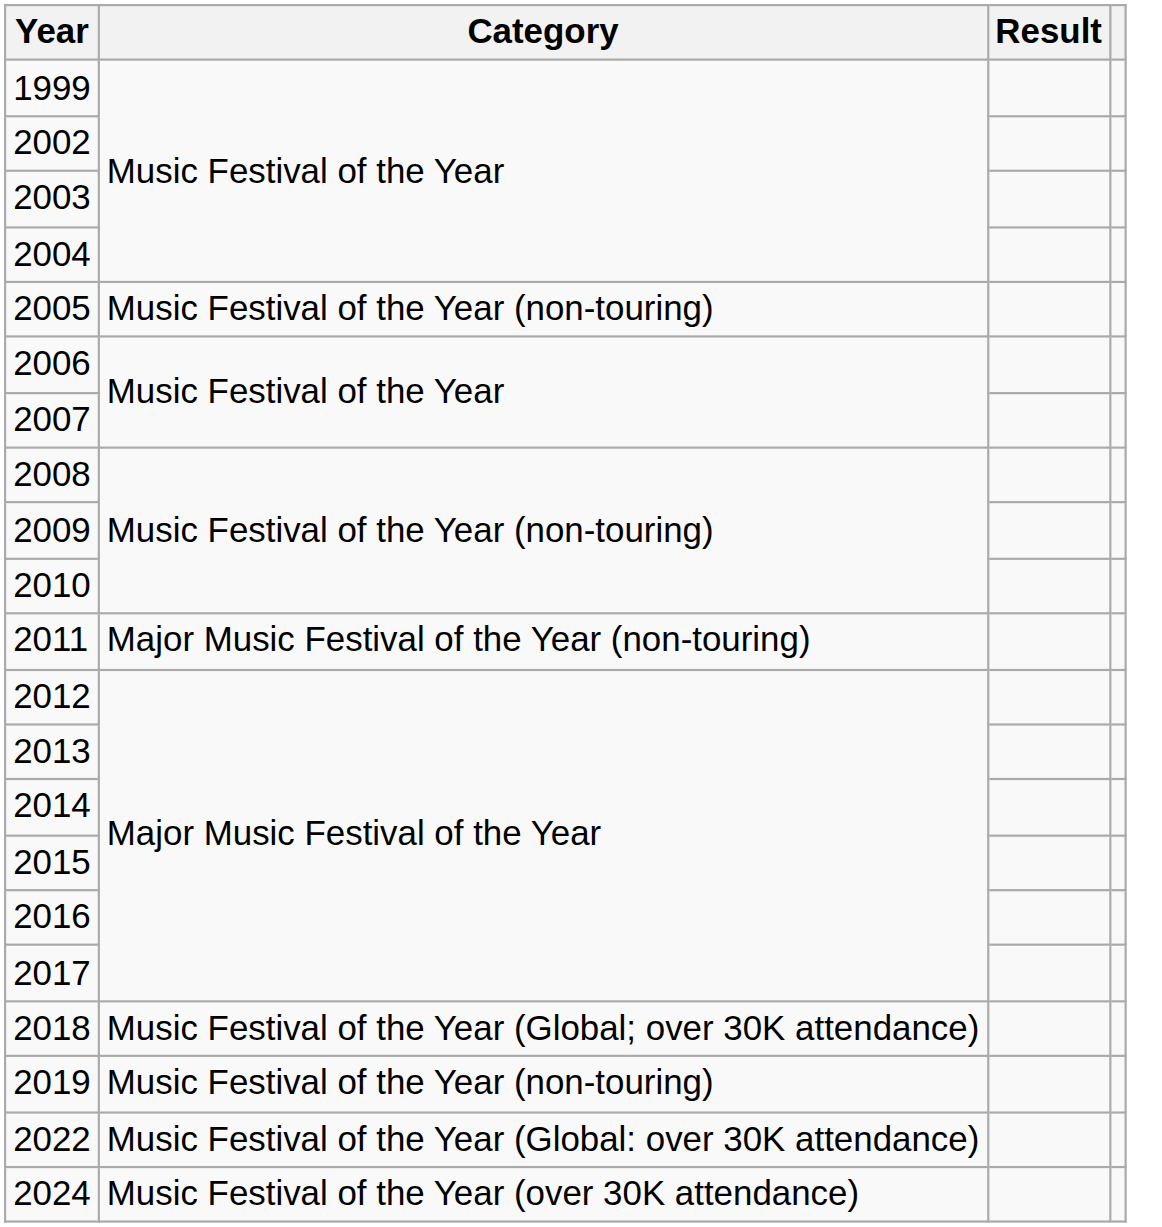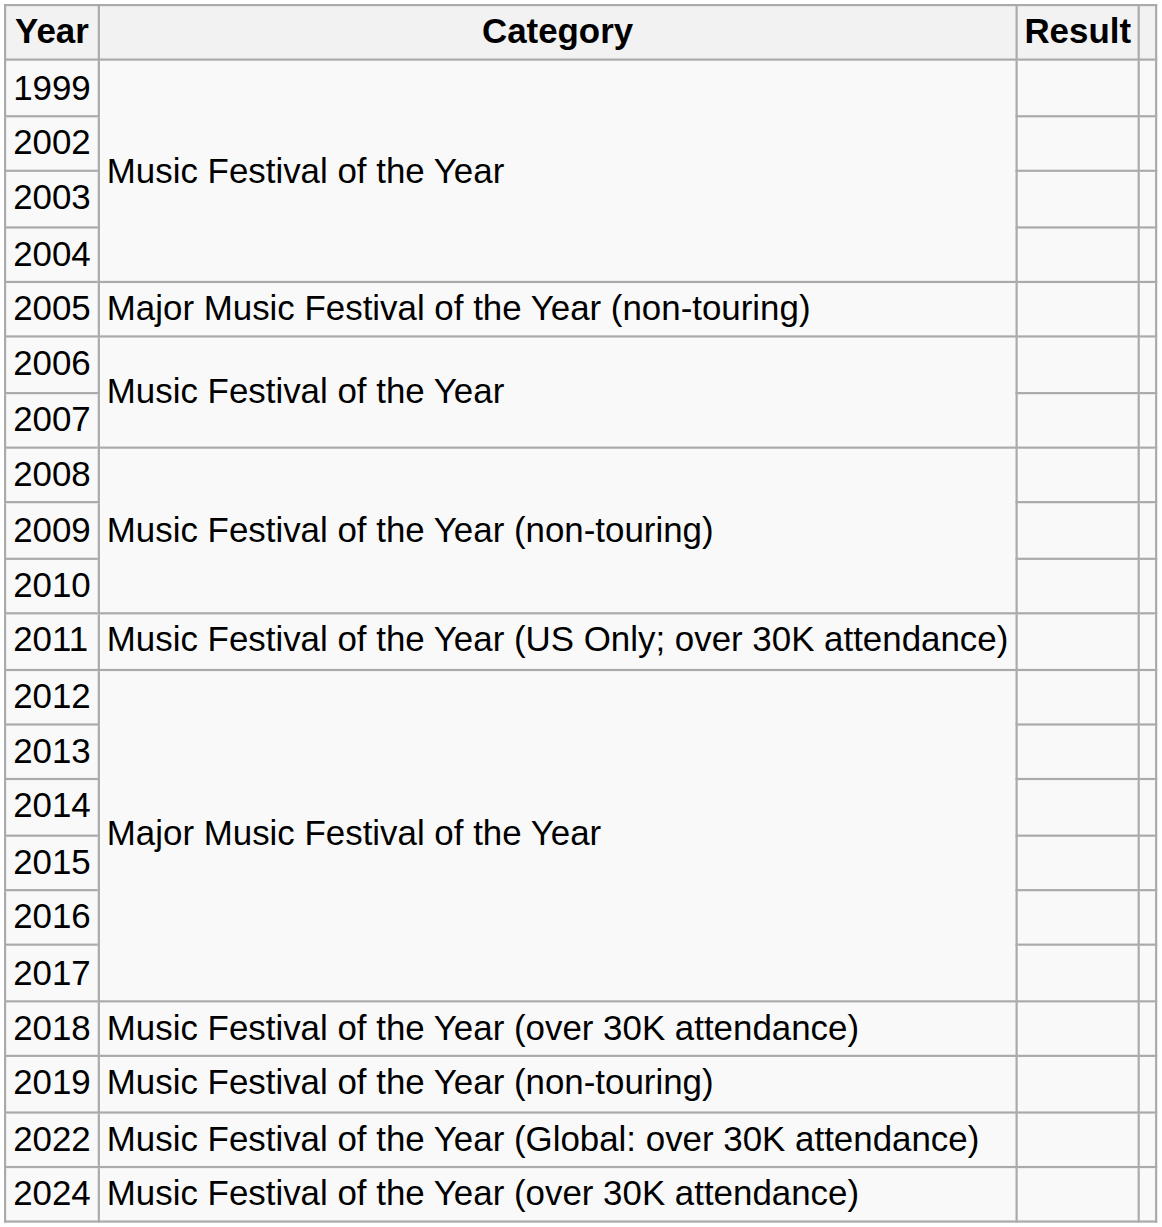(410, 308) Music Festival of the Year (non-touring) -> (459, 308) Major Music Festival of the Year (non-touring)
(459, 640) Major Music Festival of the Year (non-touring) -> (558, 640) Music Festival of the Year (US Only; over 30K attendance)
(543, 1027) Music Festival of the Year (Global; over 30K attendance) -> (483, 1027) Music Festival of the Year (over 30K attendance)
